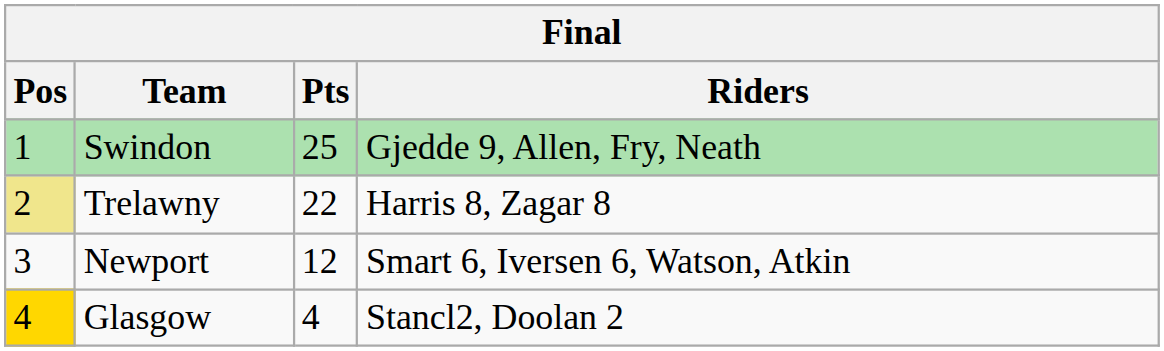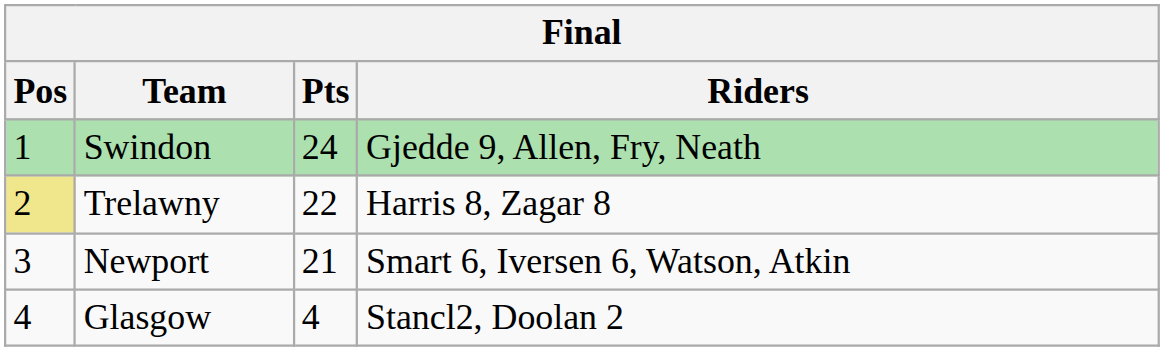(320, 146) 25 -> (320, 146) 24
(320, 260) 12 -> (320, 260) 21
(22, 317) gold background -> (22, 317) no background
